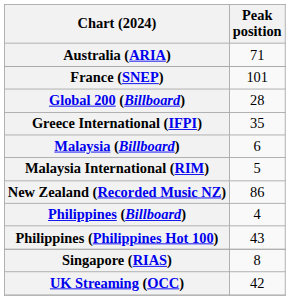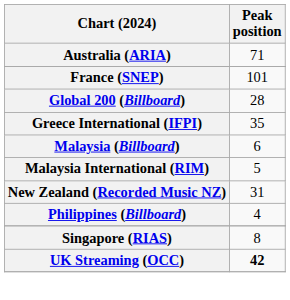(257, 191) 86 -> (257, 191) 31
- row: (117, 237)
(257, 283) normal -> (257, 260) bold
